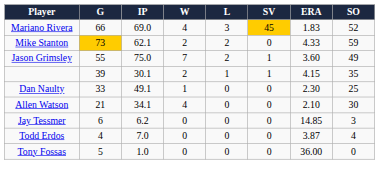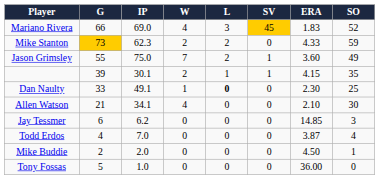(143, 43) 62.1 -> (143, 43) 62.3
(227, 89) normal -> (227, 89) bold
+ row: (42, 151)
